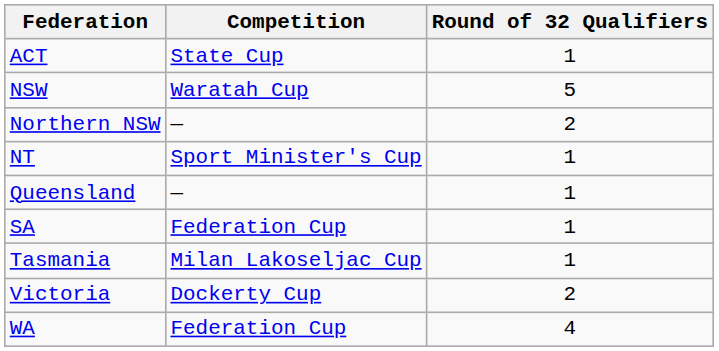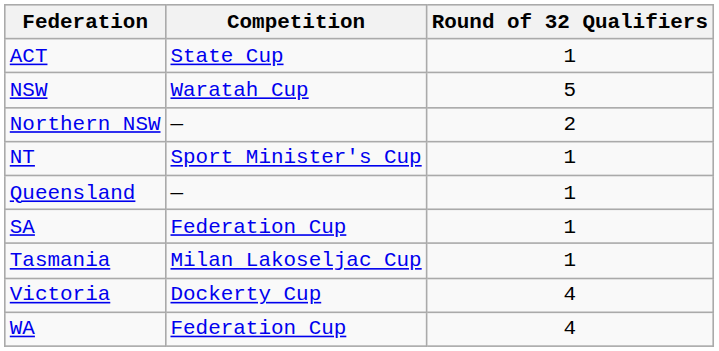(570, 295) 2 -> (570, 295) 4
